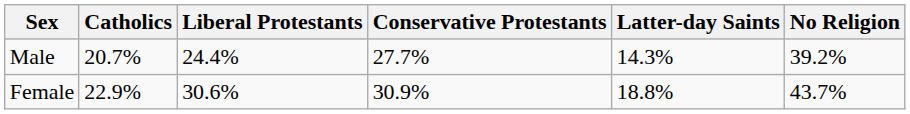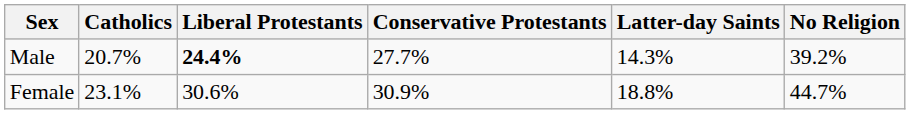(210, 56) normal -> (212, 56) bold
(113, 91) 22.9% -> (113, 91) 23.1%
(818, 91) 43.7% -> (818, 91) 44.7%
